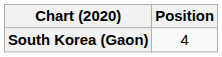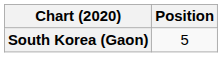(185, 39) 4 -> (185, 39) 5
